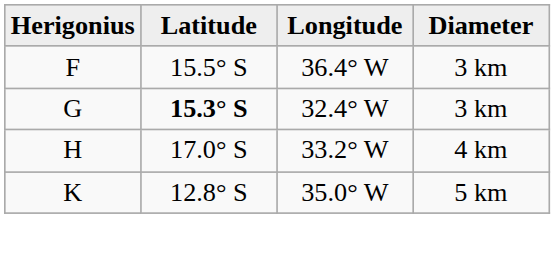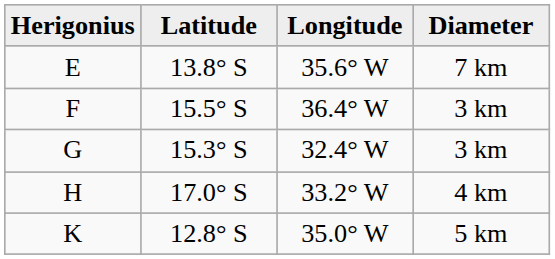+ row: (73, 66)
(209, 108) bold -> (209, 150) normal
